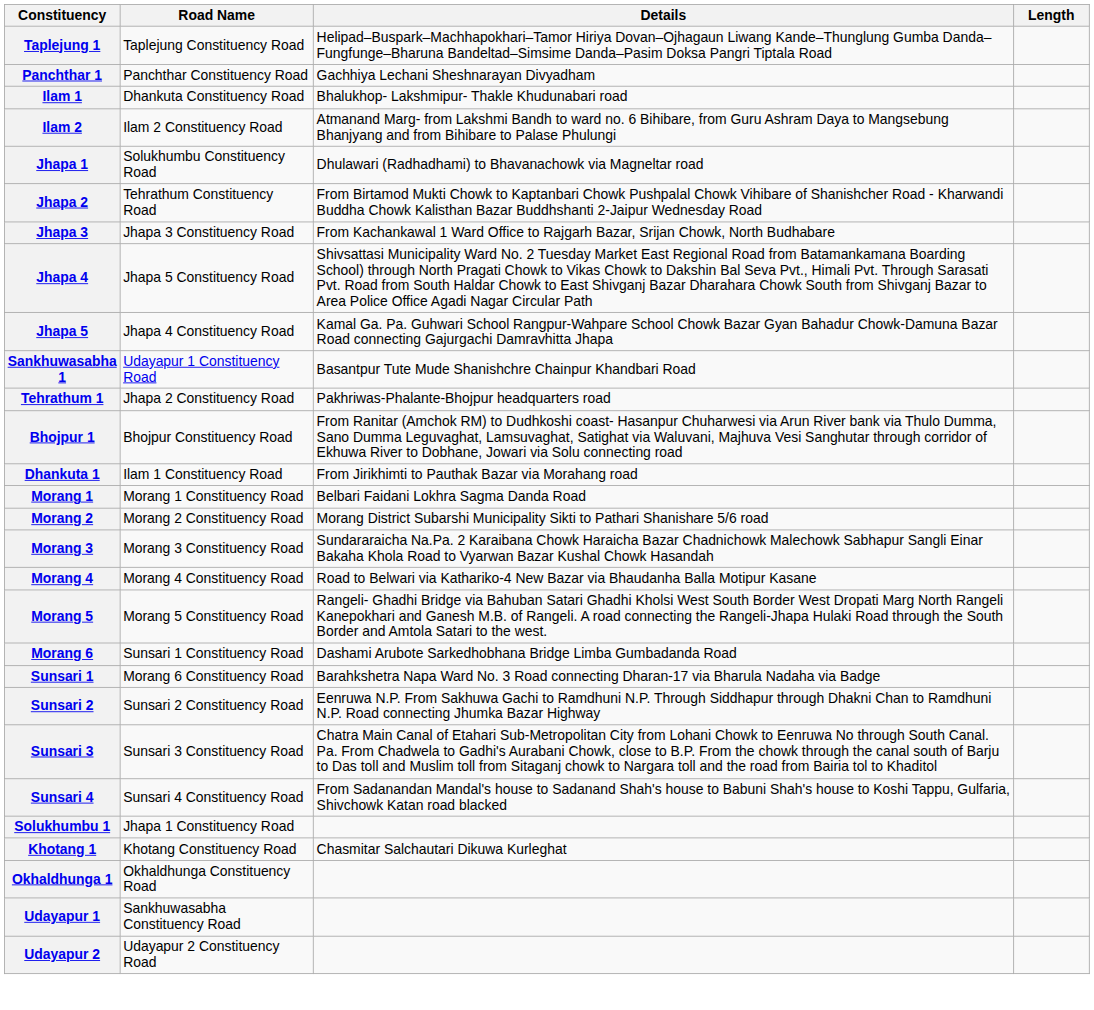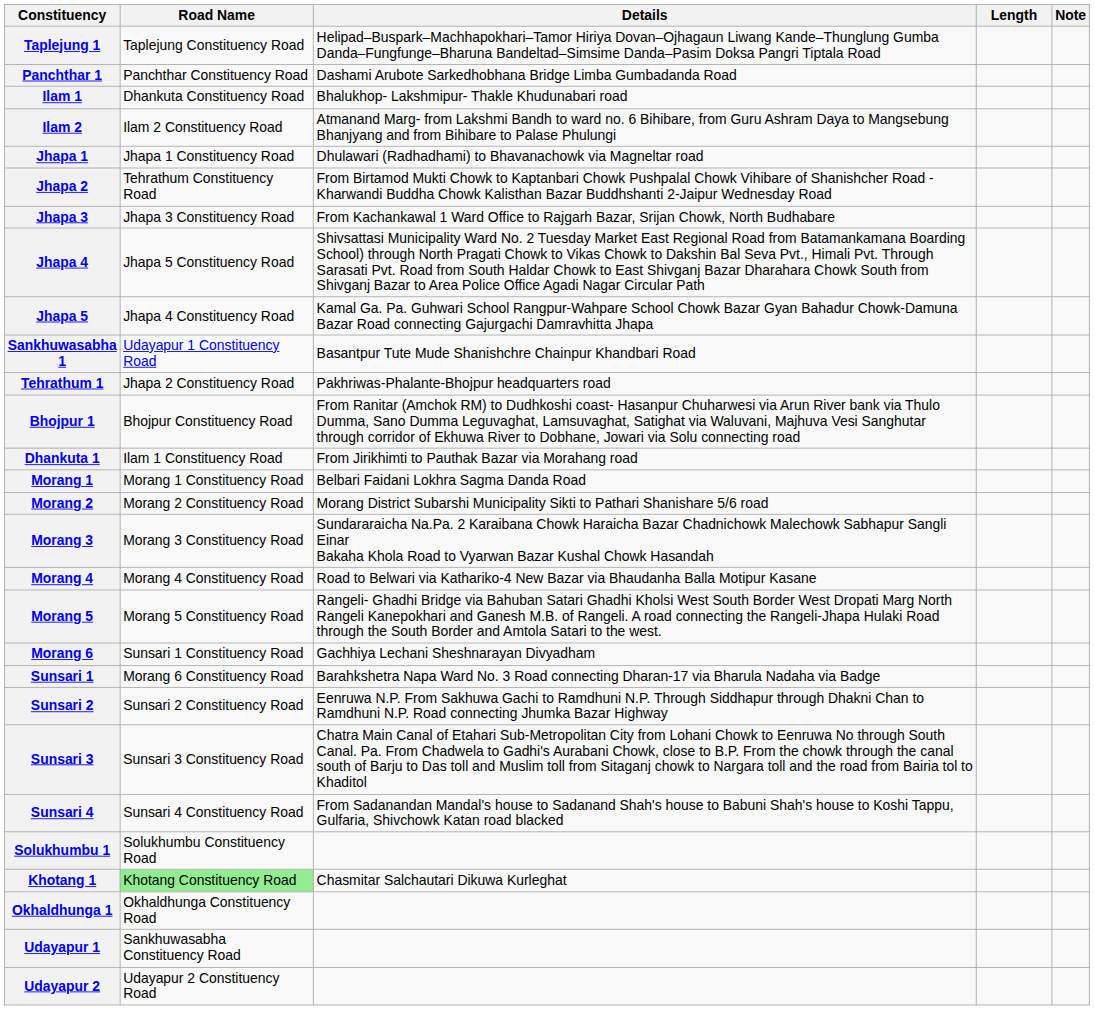+ column: (1071, 15)
(456, 75) Gachhiya Lechani Sheshnarayan Divyadham -> (527, 75) Dashami Arubote Sarkedhobhana Bridge Limba Gumbadanda Road
(204, 165) Solukhumbu Constituency Road -> (209, 157) Jhapa 1 Constituency Road
(527, 654) Dashami Arubote Sarkedhobhana Bridge Limba Gumbadanda Road -> (456, 654) Gachhiya Lechani Sheshnarayan Divyadham
(209, 827) Jhapa 1 Constituency Road -> (204, 850) Solukhumbu Constituency Road
(210, 849) no background -> (210, 880) lightgreen background
